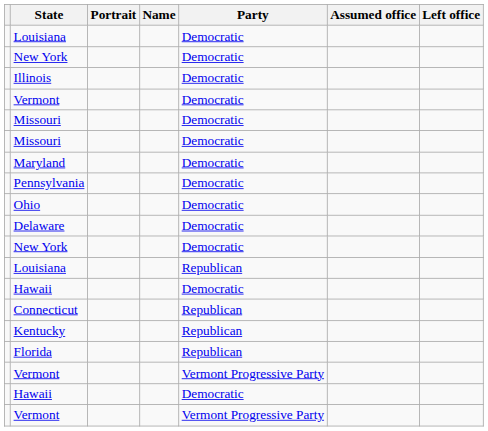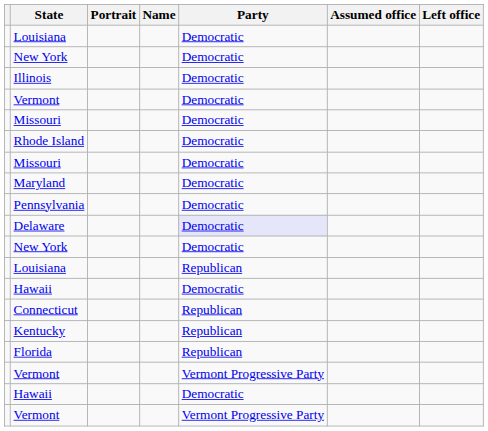+ row: (7, 141)
- row: (7, 204)
(213, 225) no background -> (213, 225) lavender background
